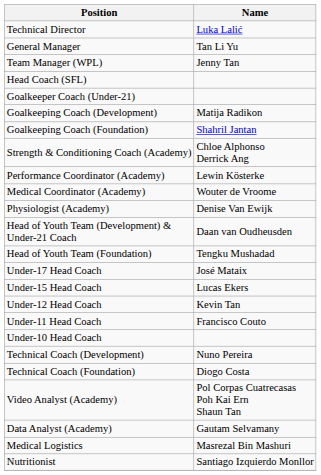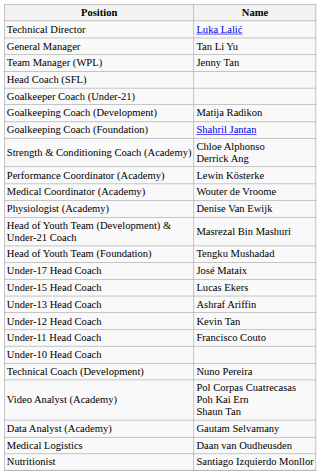(244, 231) Daan van Oudheusden -> (244, 231) Masrezal Bin Mashuri
+ row: (54, 304)
- row: (71, 371)
(244, 445) Masrezal Bin Mashuri -> (244, 445) Daan van Oudheusden
